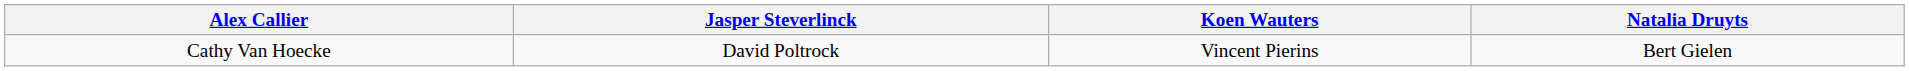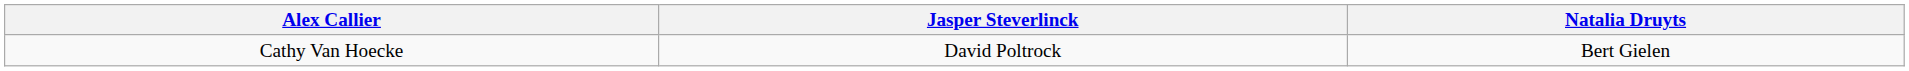- column: (1260, 19)
